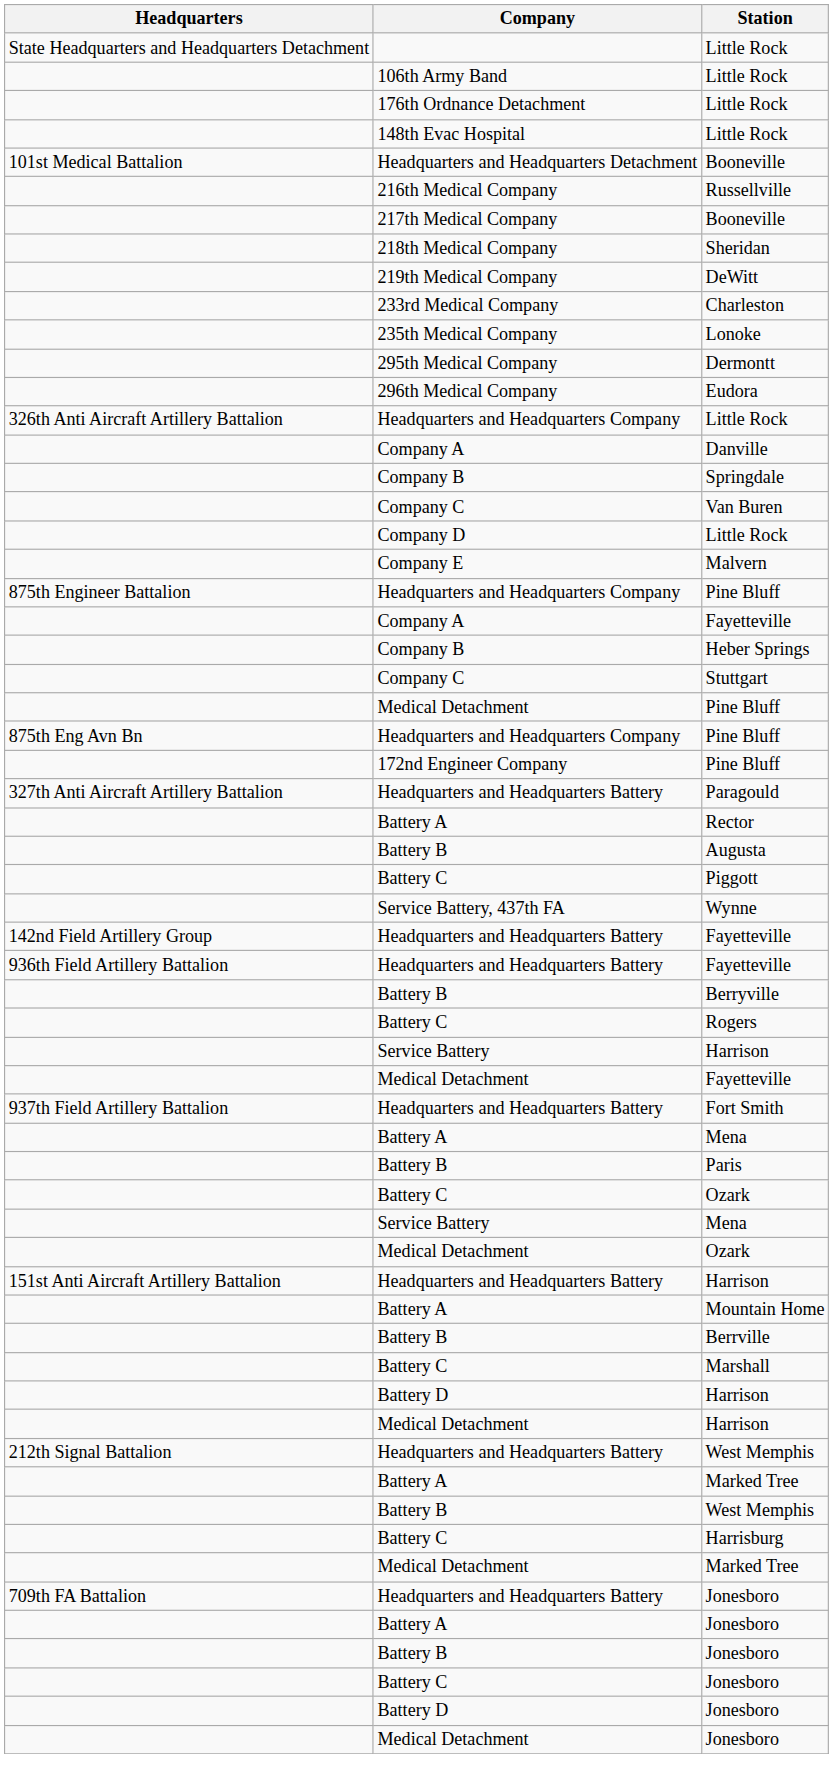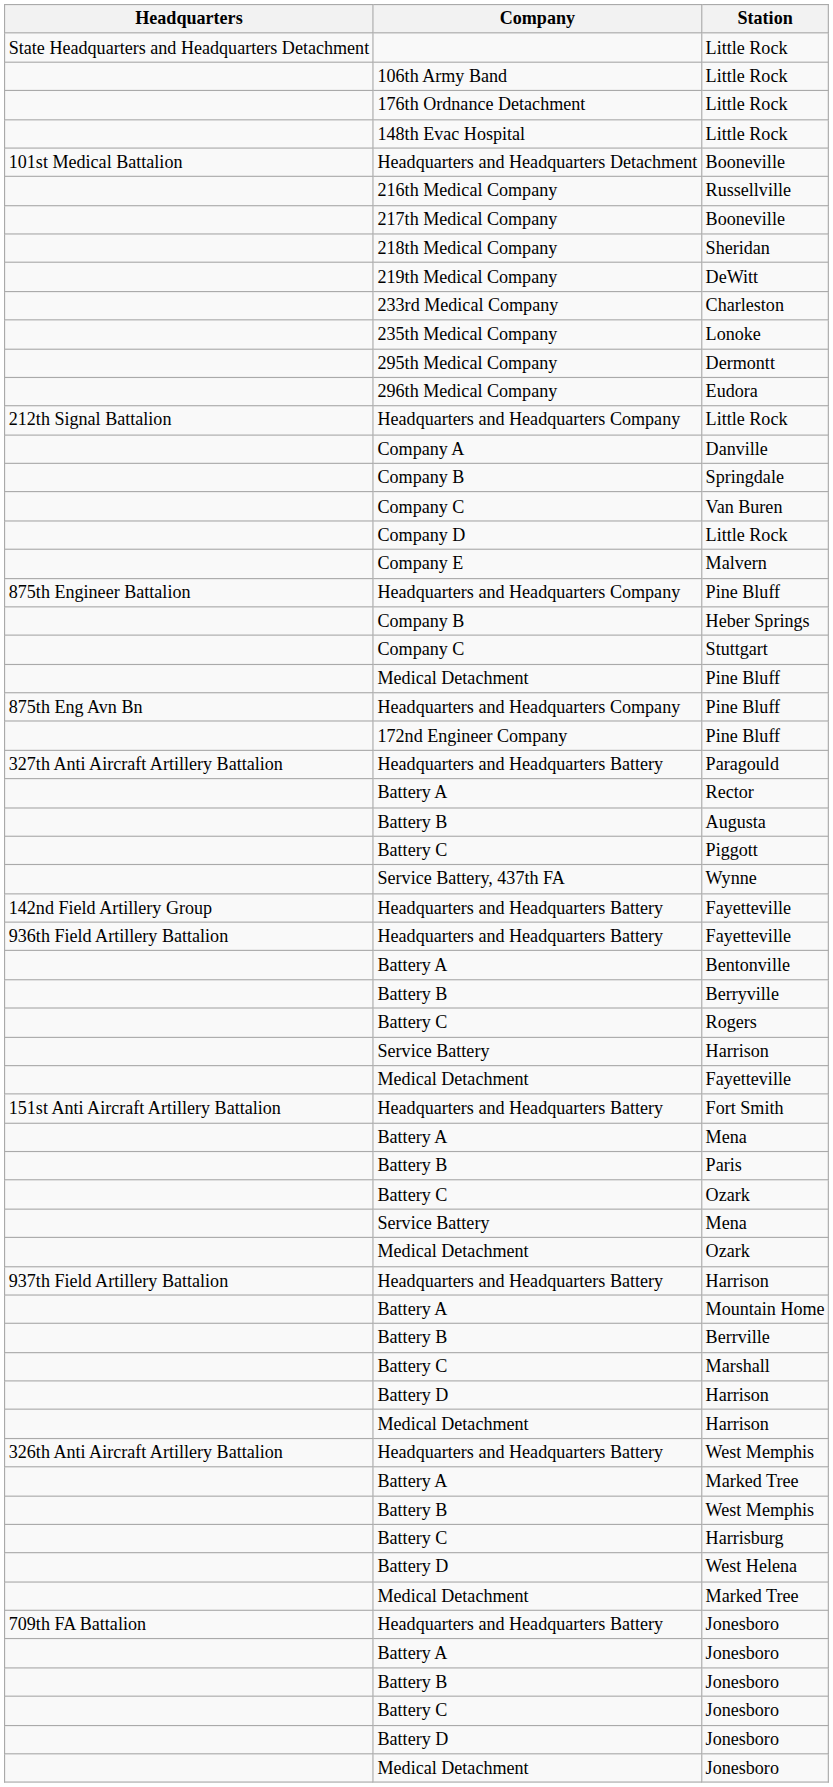(146, 420) 326th Anti Aircraft Artillery Battalion -> (90, 420) 212th Signal Battalion
- row: (421, 620)
+ row: (412, 965)
(118, 1108) 937th Field Artillery Battalion -> (145, 1108) 151st Anti Aircraft Artillery Battalion
(145, 1280) 151st Anti Aircraft Artillery Battalion -> (118, 1280) 937th Field Artillery Battalion
(90, 1452) 212th Signal Battalion -> (146, 1452) 326th Anti Aircraft Artillery Battalion
+ row: (413, 1567)
